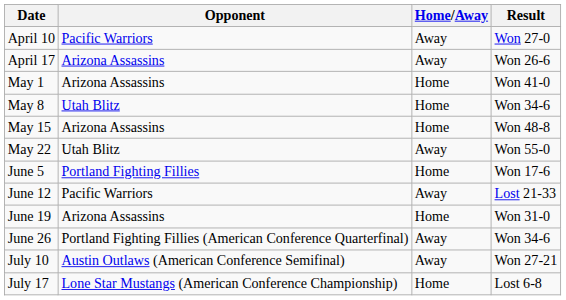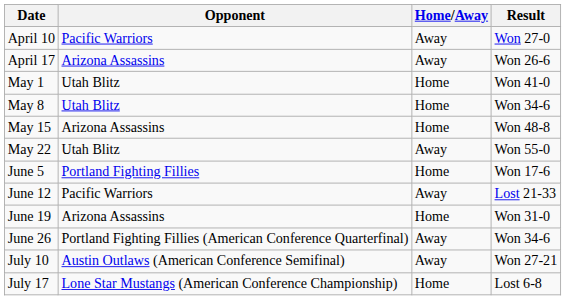(113, 82) Arizona Assassins -> (91, 82) Utah Blitz
